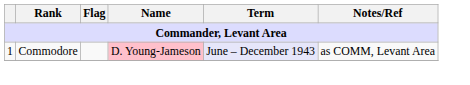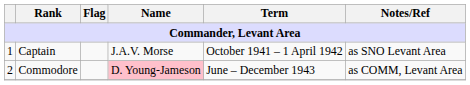+ row: (37, 51)
(10, 51) 1 -> (10, 70) 2
(261, 51) lavender background -> (261, 70) no background
